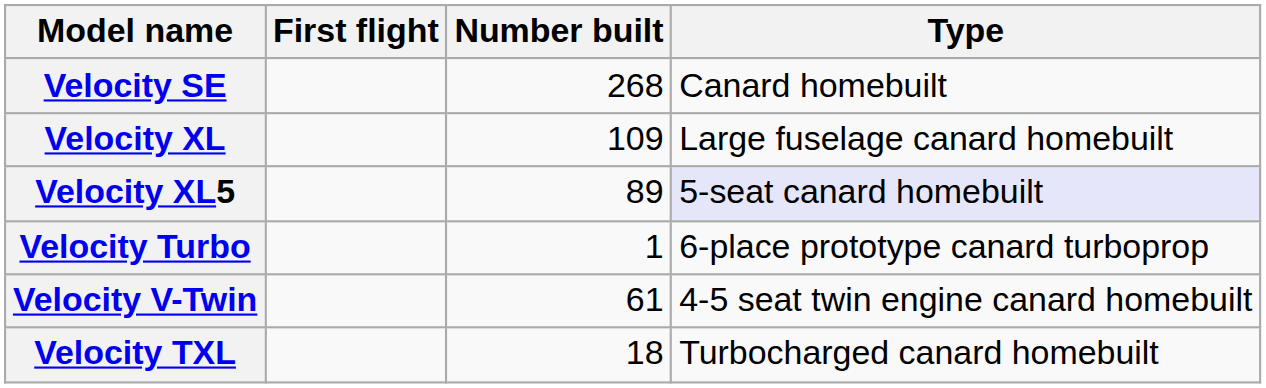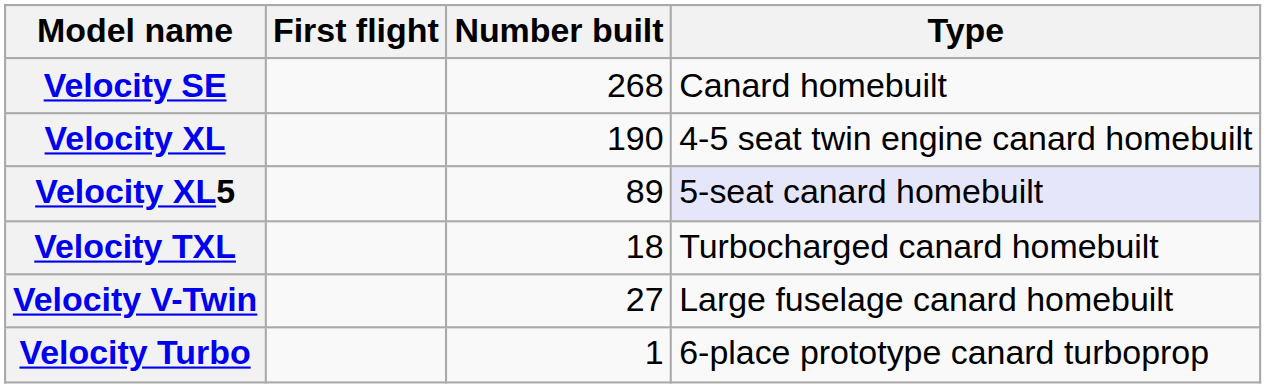(635, 138) 109 -> (635, 138) 190
(926, 138) Large fuselage canard homebuilt -> (966, 138) 4-5 seat twin engine canard homebuilt
rows swapped: (135, 354) <-> (135, 246)
(645, 300) 61 -> (645, 300) 27
(966, 300) 4-5 seat twin engine canard homebuilt -> (926, 300) Large fuselage canard homebuilt
